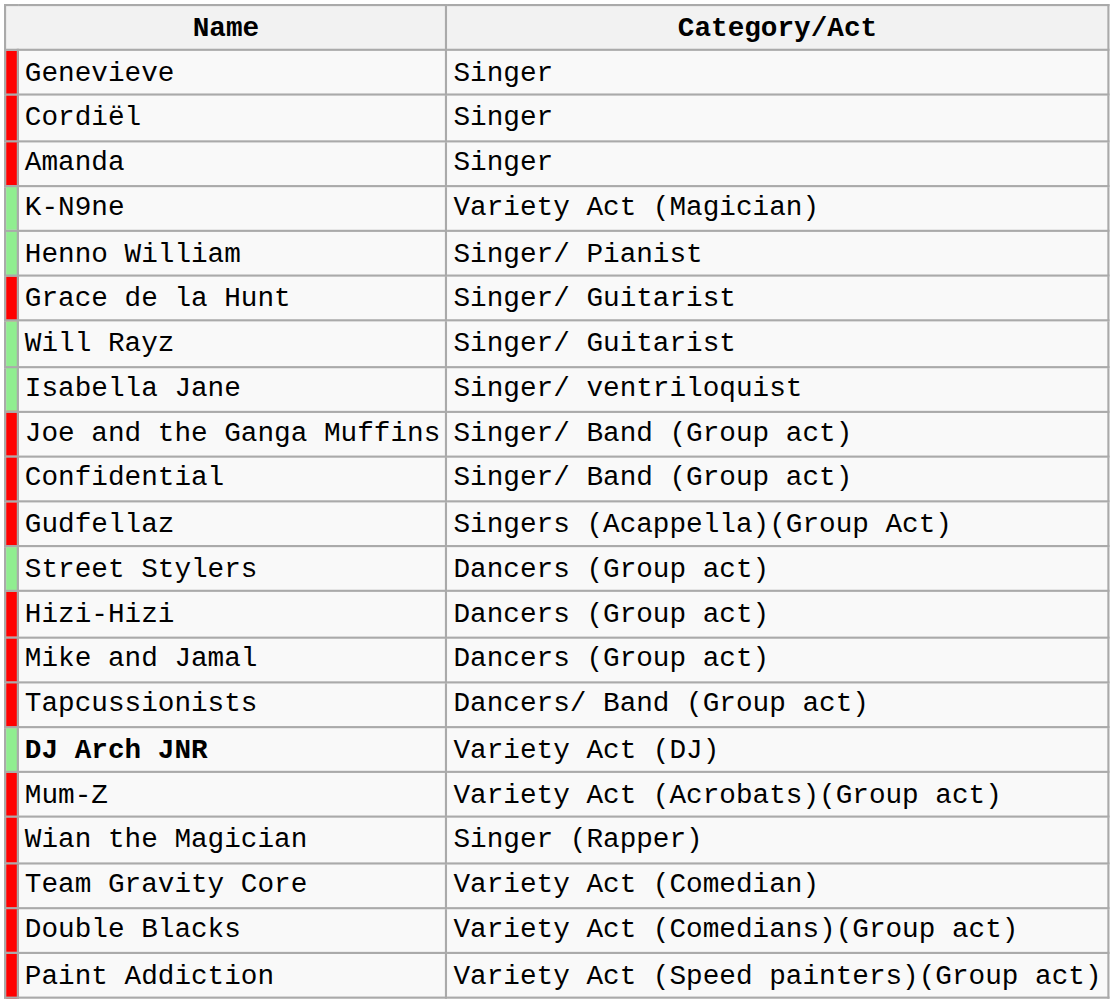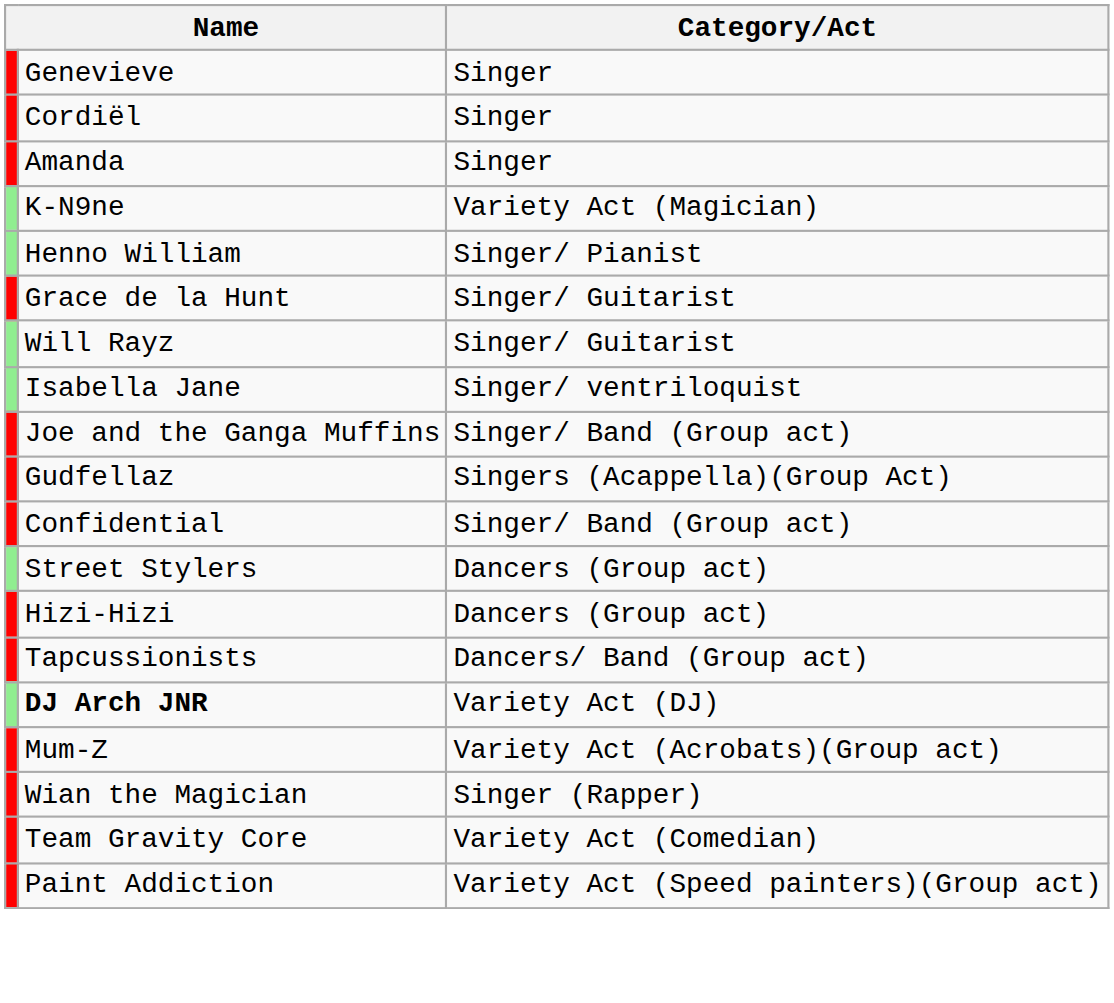rows swapped: (100, 524) <-> (125, 479)
- row: (141, 659)
- row: (133, 930)
